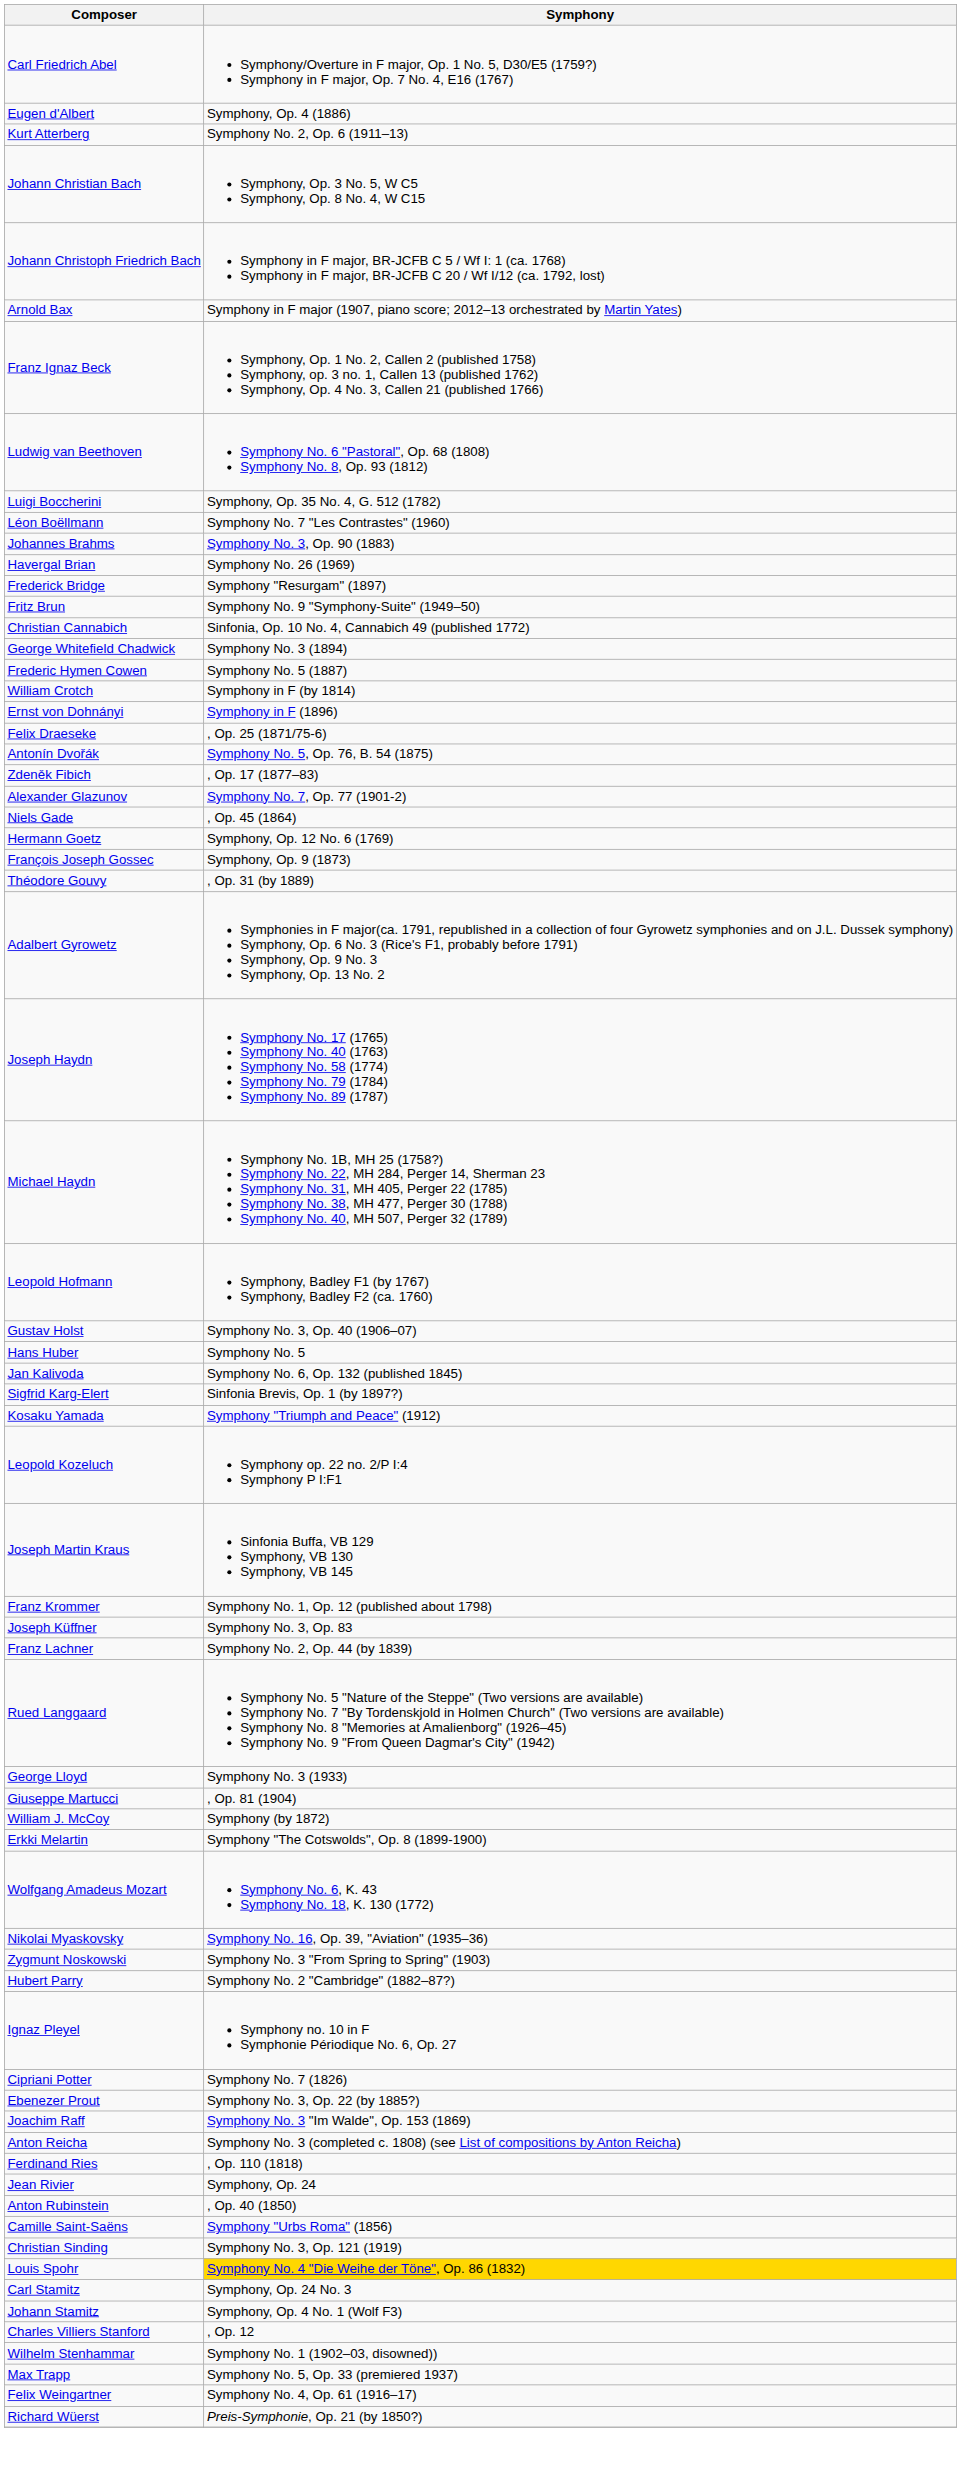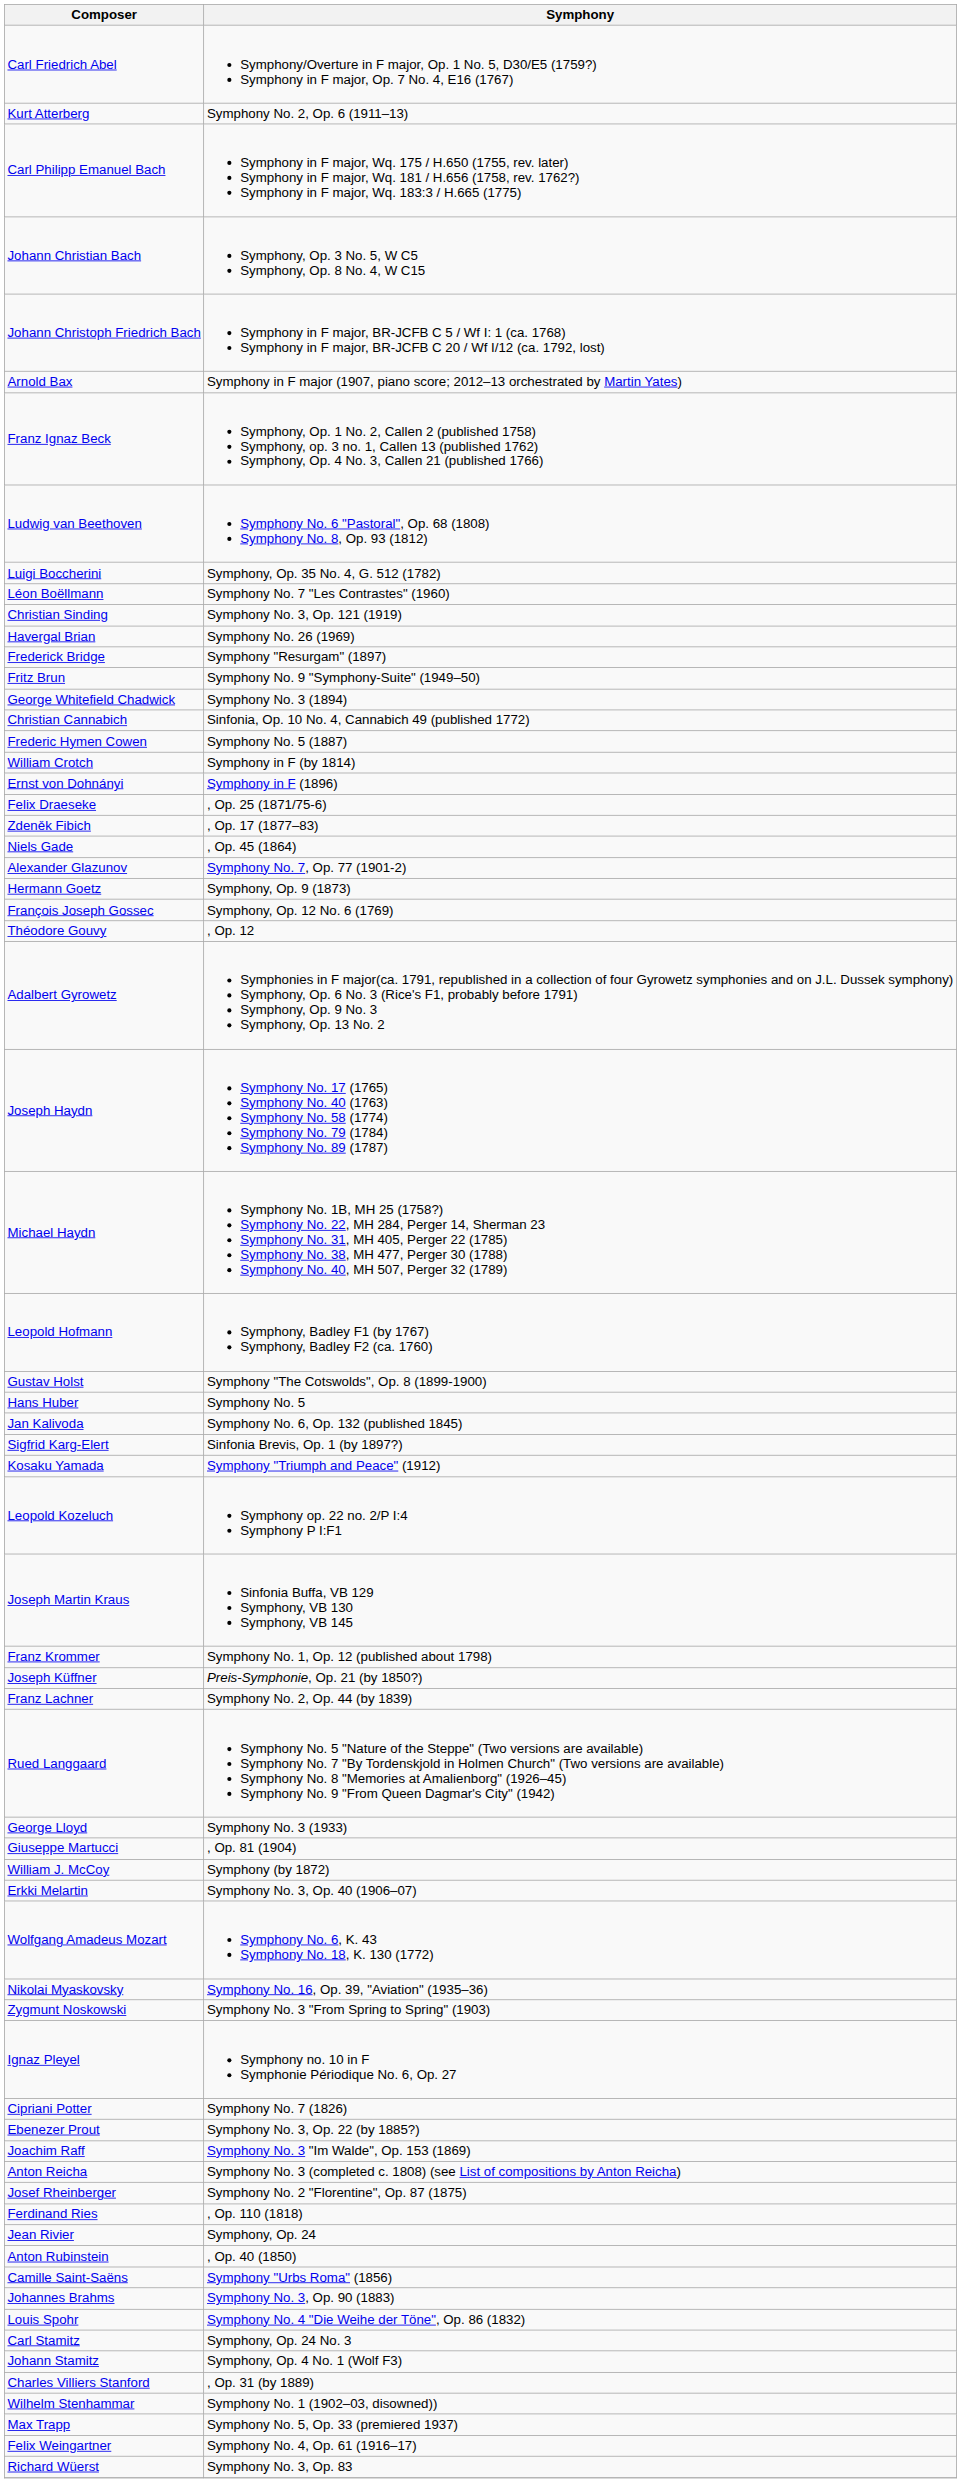- row: (51, 113)
+ row: (86, 170)
rows swapped: (61, 543) <-> (58, 2248)
rows swapped: (67, 628) <-> (91, 649)
- row: (53, 754)
rows swapped: (40, 817) <-> (67, 796)
(300, 838) Symphony, Op. 12 No. 6 (1769) -> (279, 889) Symphony, Op. 9 (1873)
(279, 859) Symphony, Op. 9 (1873) -> (300, 910) Symphony, Op. 12 No. 6 (1769)
(261, 880) , Op. 31 (by 1889) -> (231, 931) , Op. 12
(312, 1331) Symphony No. 3, Op. 40 (1906–07) -> (347, 1381) Symphony "The Cotswolds", Op. 8 (1899-1900)
(280, 1627) Symphony No. 3, Op. 83 -> (315, 1678) Preis-Symphonie, Op. 21 (by 1850?)
(347, 1840) Symphony "The Cotswolds", Op. 8 (1899-1900) -> (312, 1890) Symphony No. 3, Op. 40 (1906–07)
- row: (45, 1981)
+ row: (62, 2193)
(366, 2269) gold background -> (366, 2319) no background
(231, 2332) , Op. 12 -> (261, 2382) , Op. 31 (by 1889)
(315, 2416) Preis-Symphonie, Op. 21 (by 1850?) -> (280, 2466) Symphony No. 3, Op. 83
